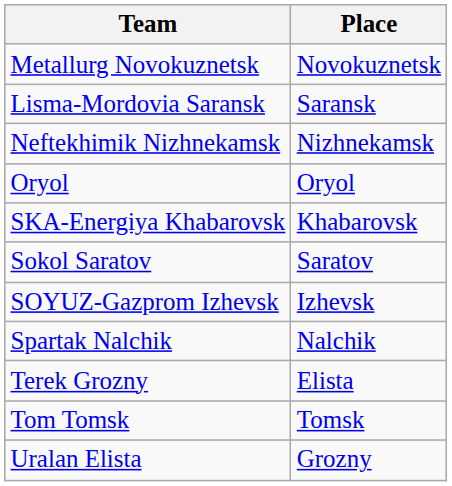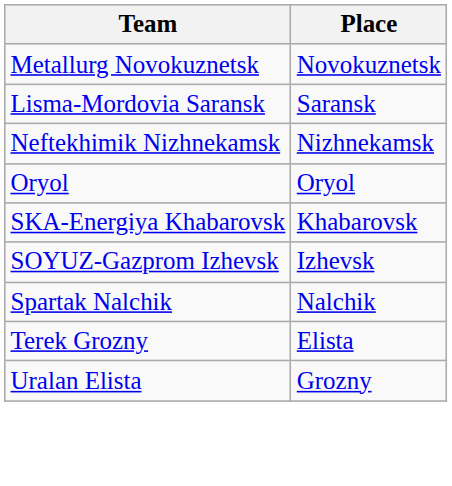- row: (81, 261)
- row: (70, 420)
